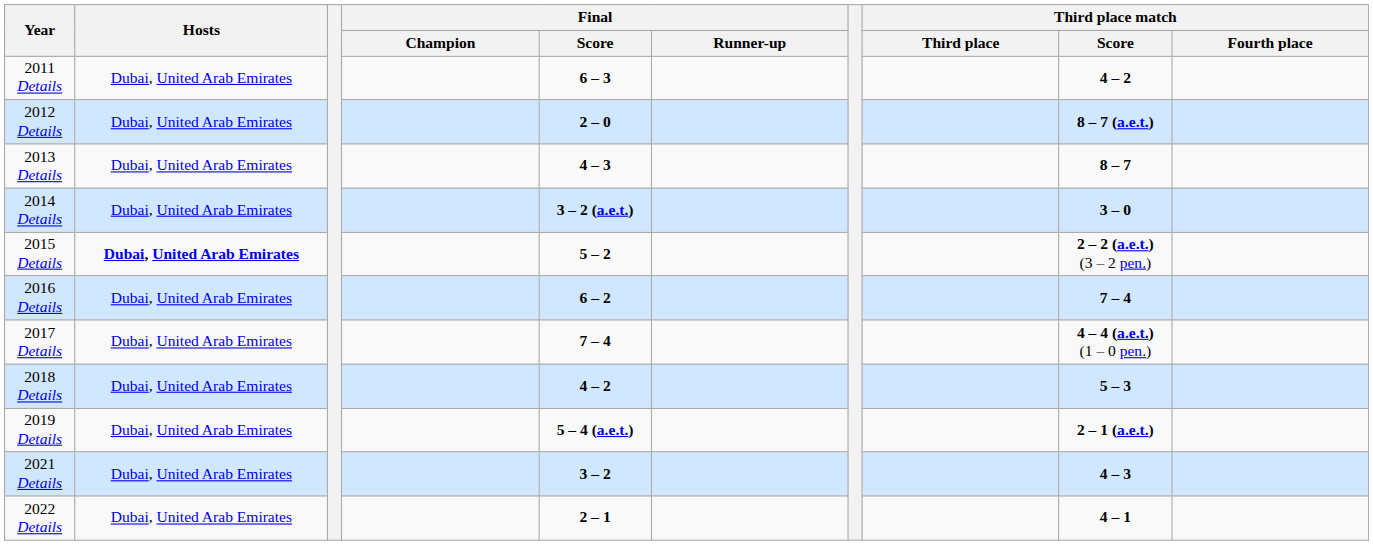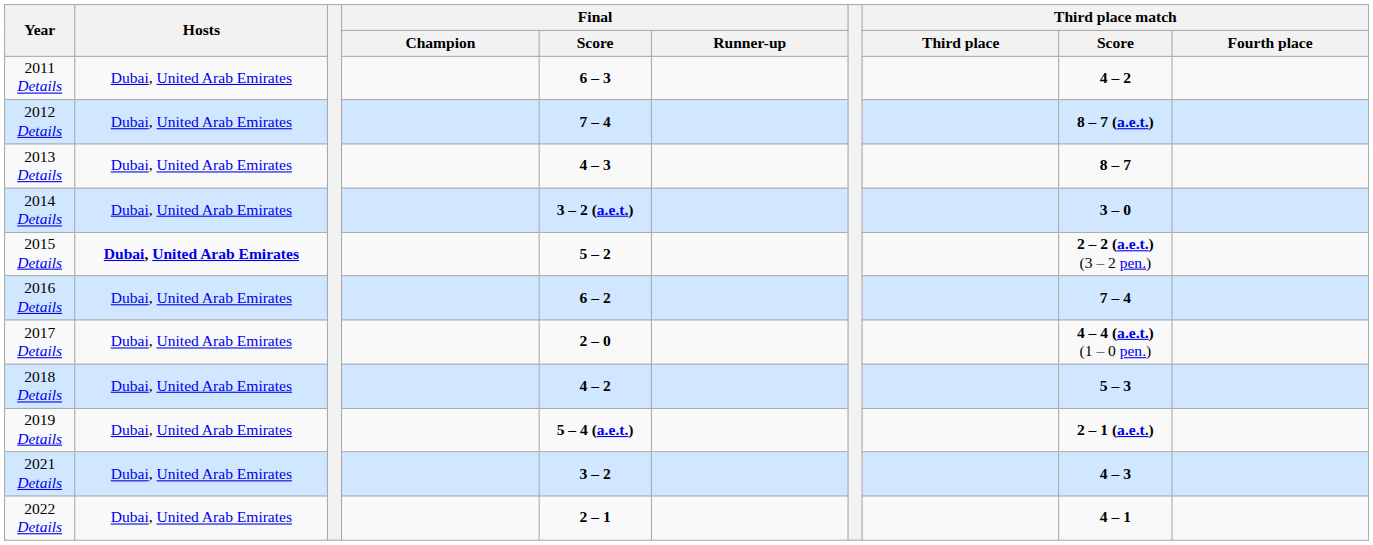(595, 122) 2 – 0 -> (595, 122) 7 – 4
(595, 342) 7 – 4 -> (595, 342) 2 – 0
